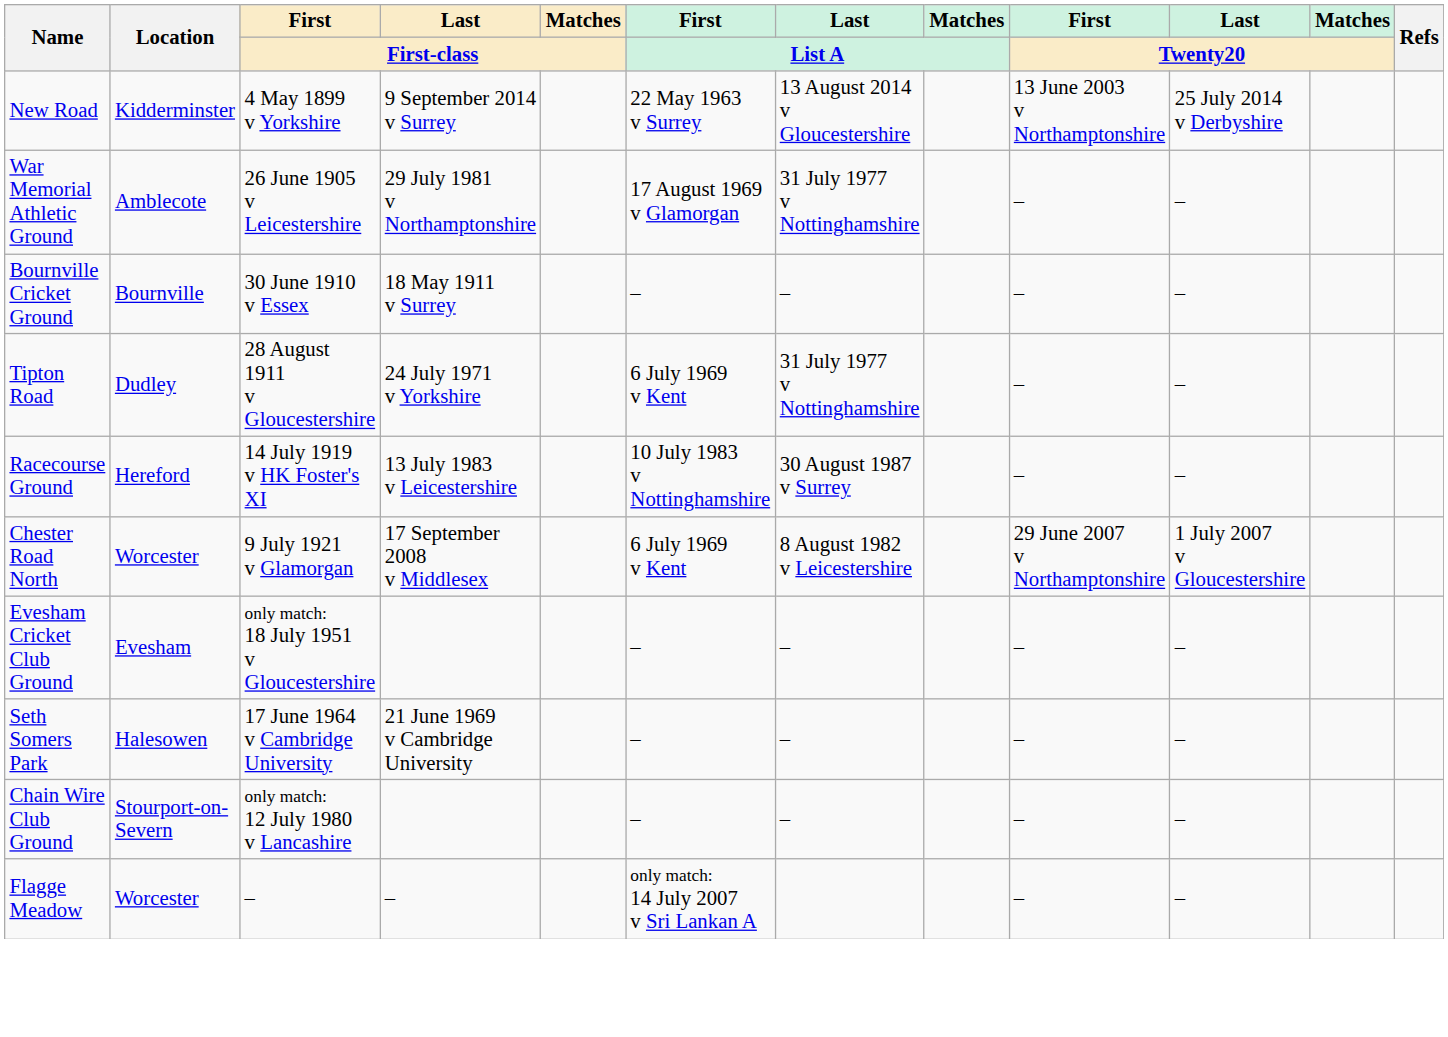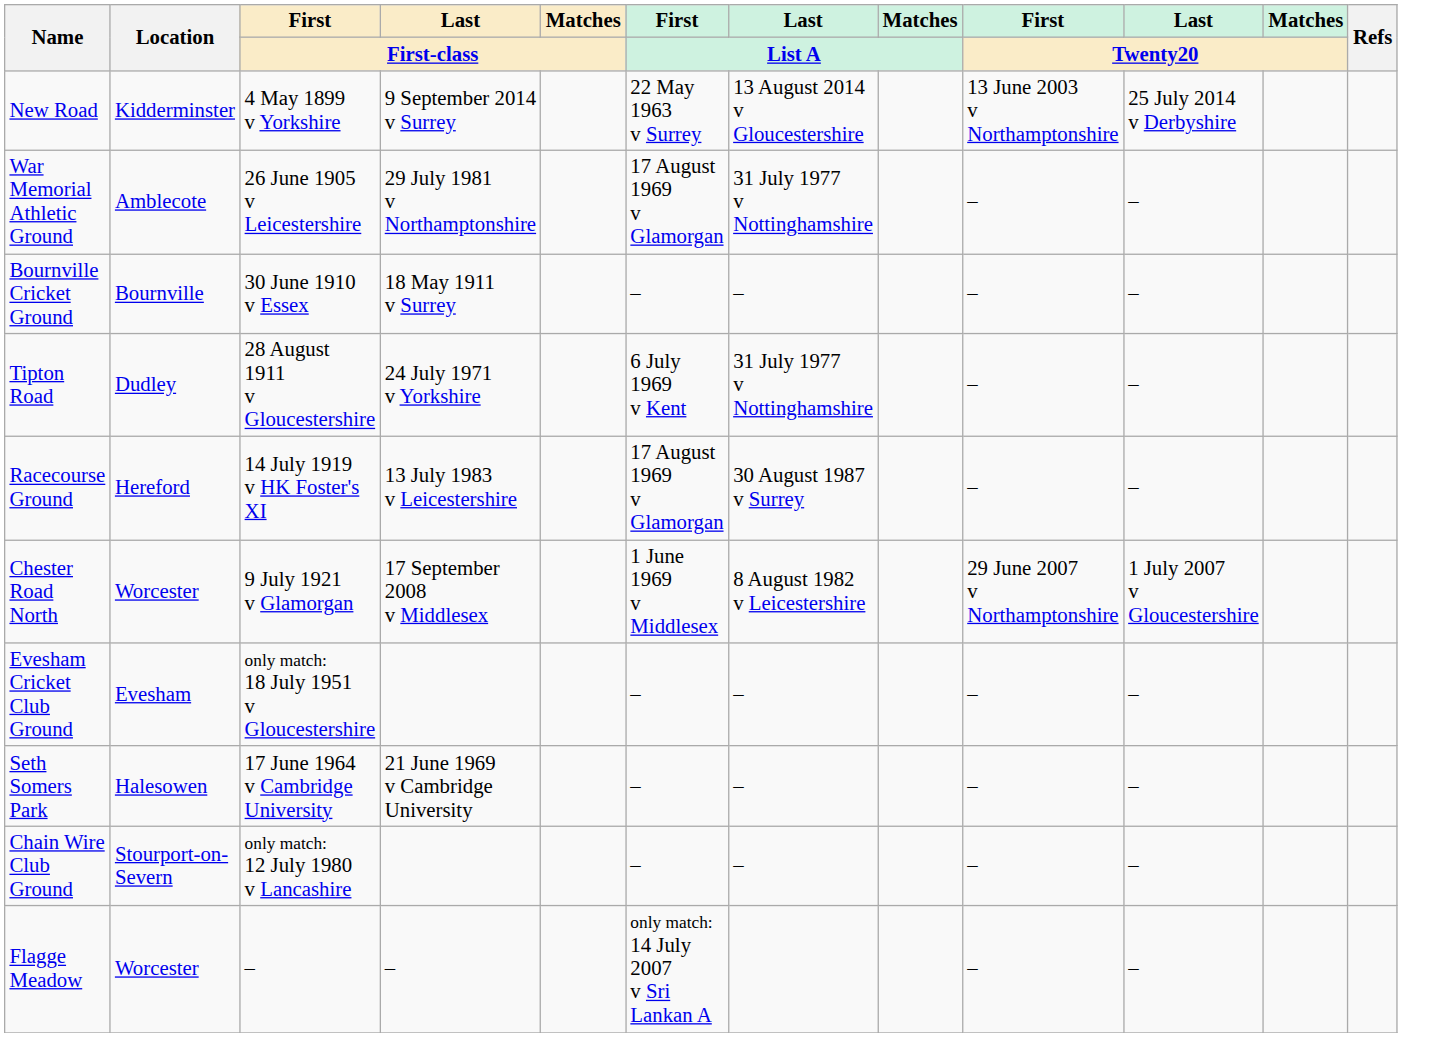(700, 476) 10 July 1983 v Nottinghamshire -> (677, 488) 17 August 1969 v Glamorgan
(679, 556) 6 July 1969 v Kent -> (674, 591) 1 June 1969 v Middlesex
